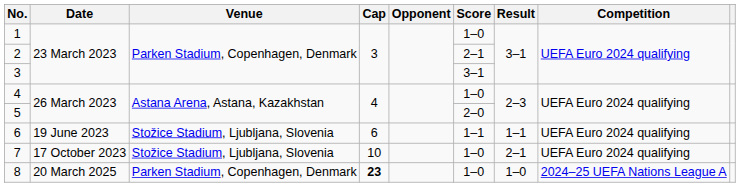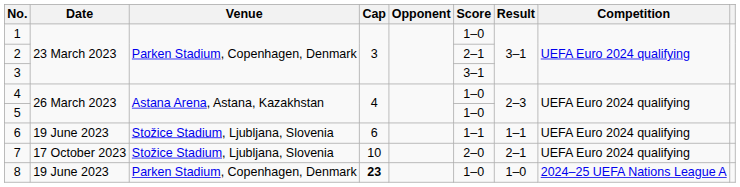(474, 113) 2–0 -> (474, 113) 1–0
(474, 152) 1–0 -> (474, 152) 2–0
(75, 172) 20 March 2025 -> (71, 172) 19 June 2023
